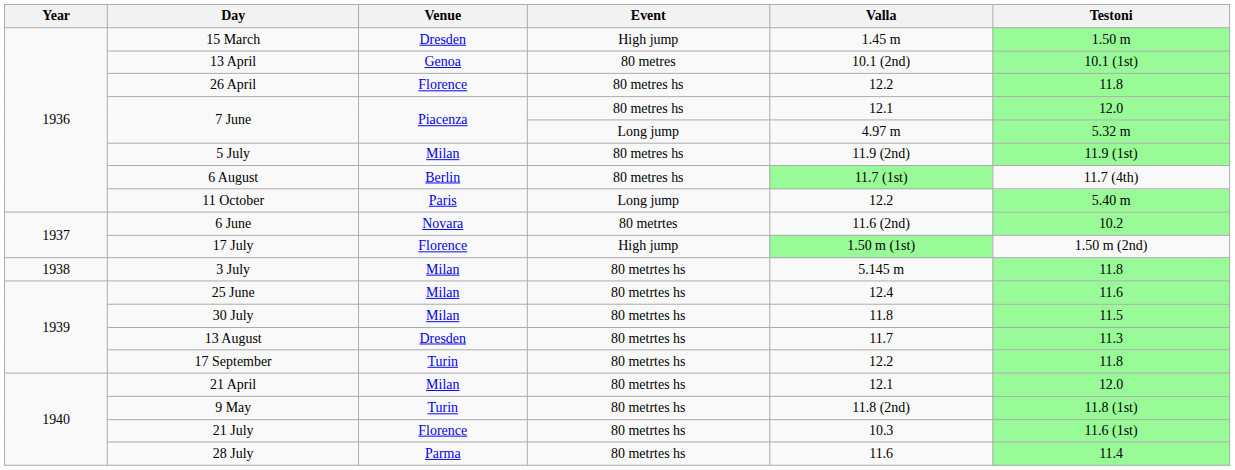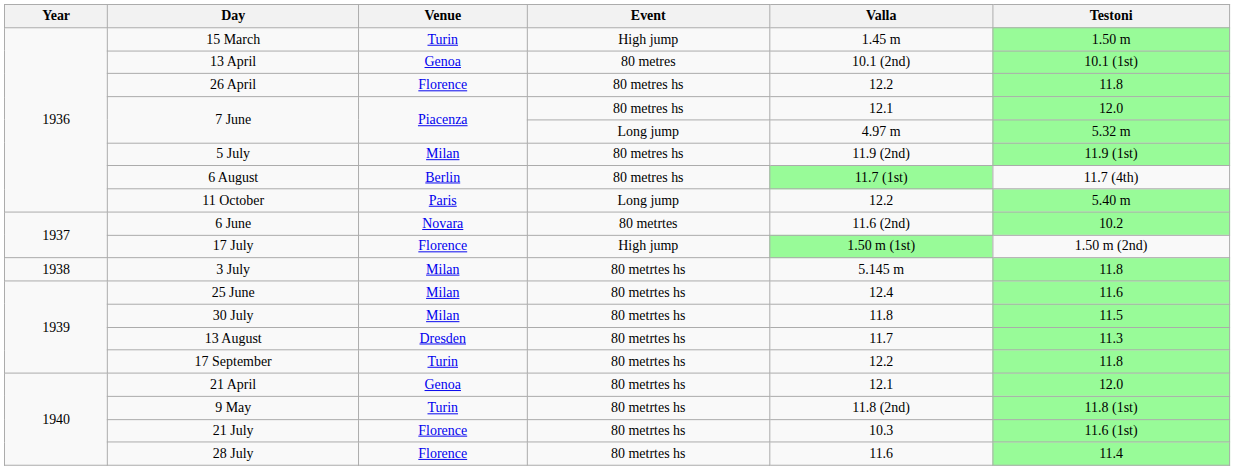(443, 39) Dresden -> (443, 39) Turin
(443, 385) Milan -> (443, 385) Genoa
(443, 454) Parma -> (443, 454) Florence
